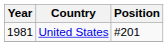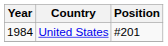(20, 32) 1981 -> (20, 32) 1984
